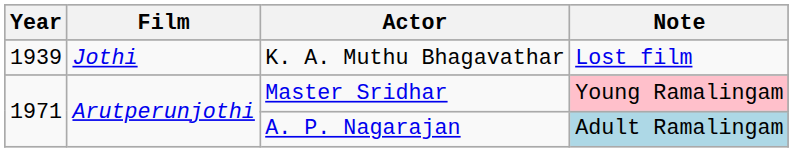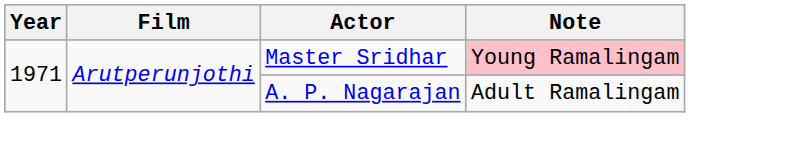- row: (415, 58)
(679, 129) lightblue background -> (575, 93) no background
